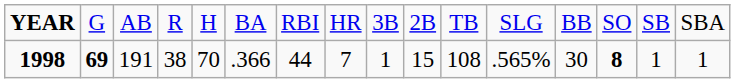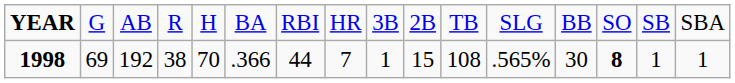(97, 58) bold -> (97, 58) normal
(136, 58) 191 -> (136, 58) 192
